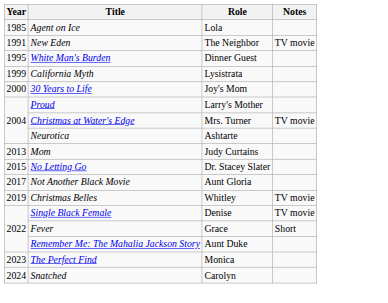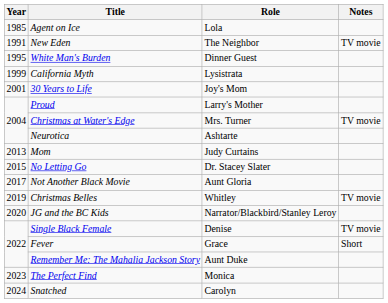(16, 89) 2000 -> (16, 89) 2001
+ row: (70, 213)
